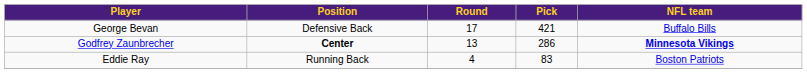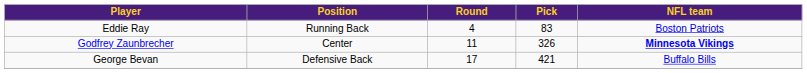rows swapped: (126, 60) <-> (126, 28)
(337, 44) bold -> (337, 44) normal
(472, 44) 13 -> (472, 44) 11
(547, 44) 286 -> (547, 44) 326
